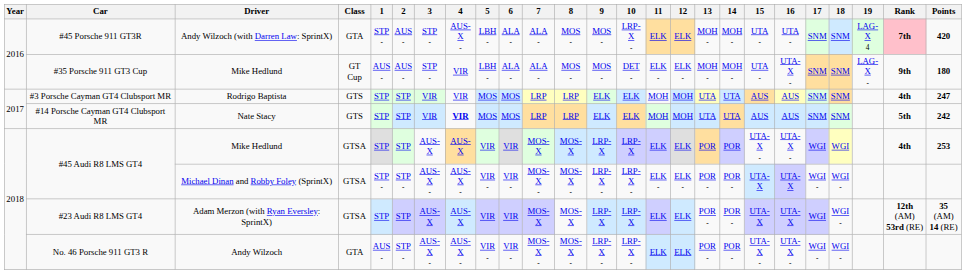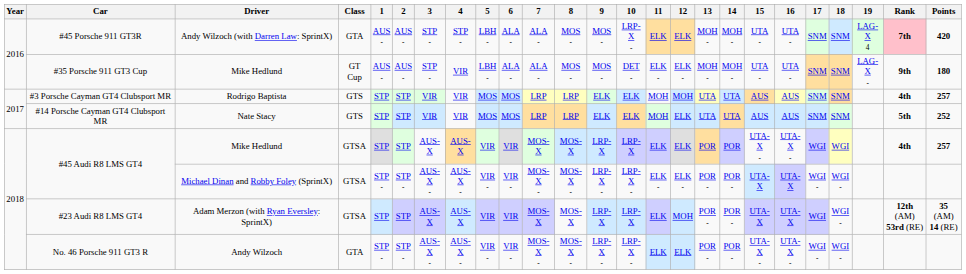(382, 36) STP - -> (382, 36) AUS -
(461, 36) AUS-X - -> (461, 36) STP -
(790, 72) UTA-X - -> (790, 72) UTA -
(944, 97) 247 -> (944, 97) 257
(461, 116) bold -> (461, 116) normal
(683, 116) MOH -> (683, 116) ELK
(944, 116) 242 -> (944, 116) 252
(944, 146) 253 -> (944, 146) 257
(683, 217) ELK -> (683, 217) MOH
(382, 252) AUS - -> (382, 252) STP -
